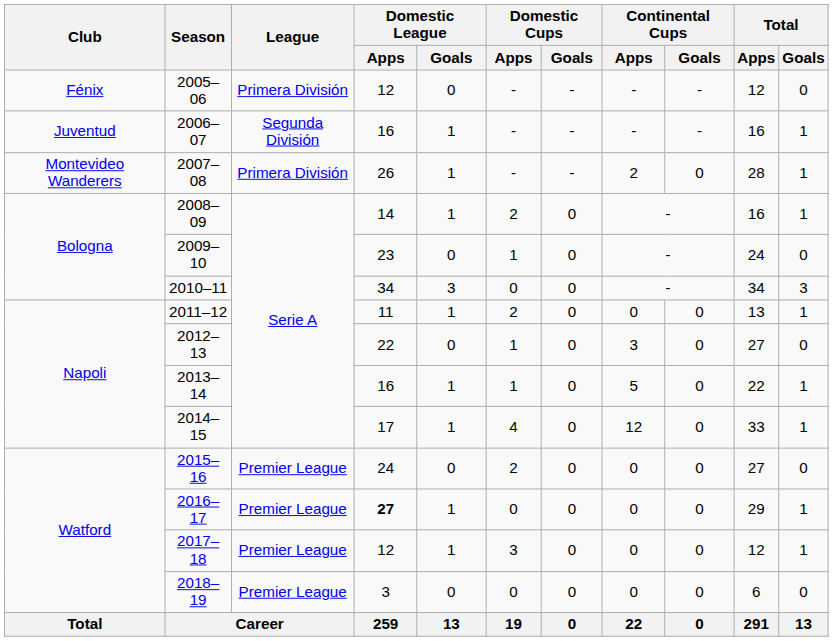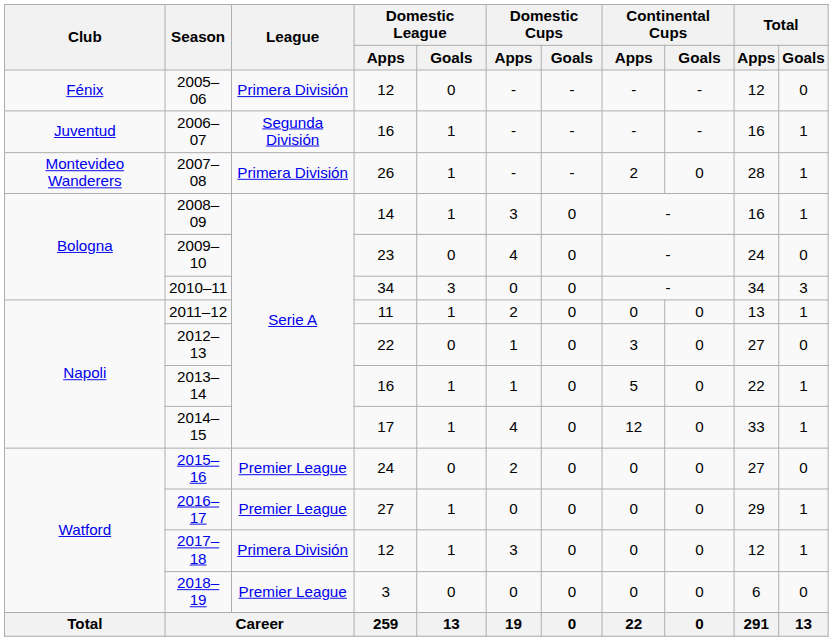(514, 214) 2 -> (514, 214) 3
(514, 255) 1 -> (514, 255) 4
(386, 509) bold -> (386, 509) normal
(293, 550) Premier League -> (293, 550) Primera División
